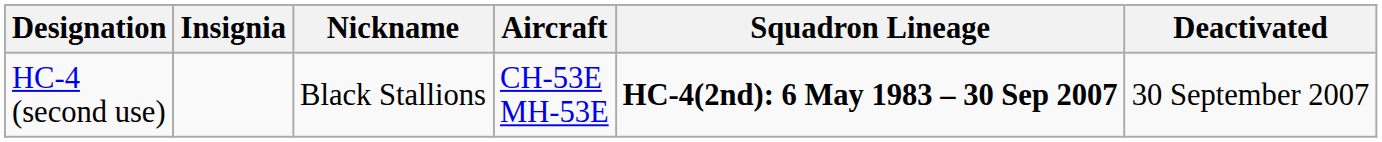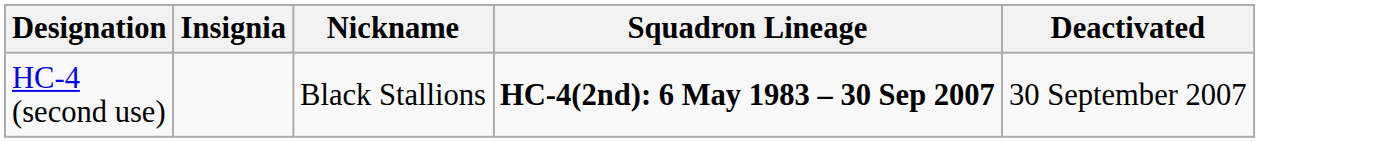- column: (554, 28)
